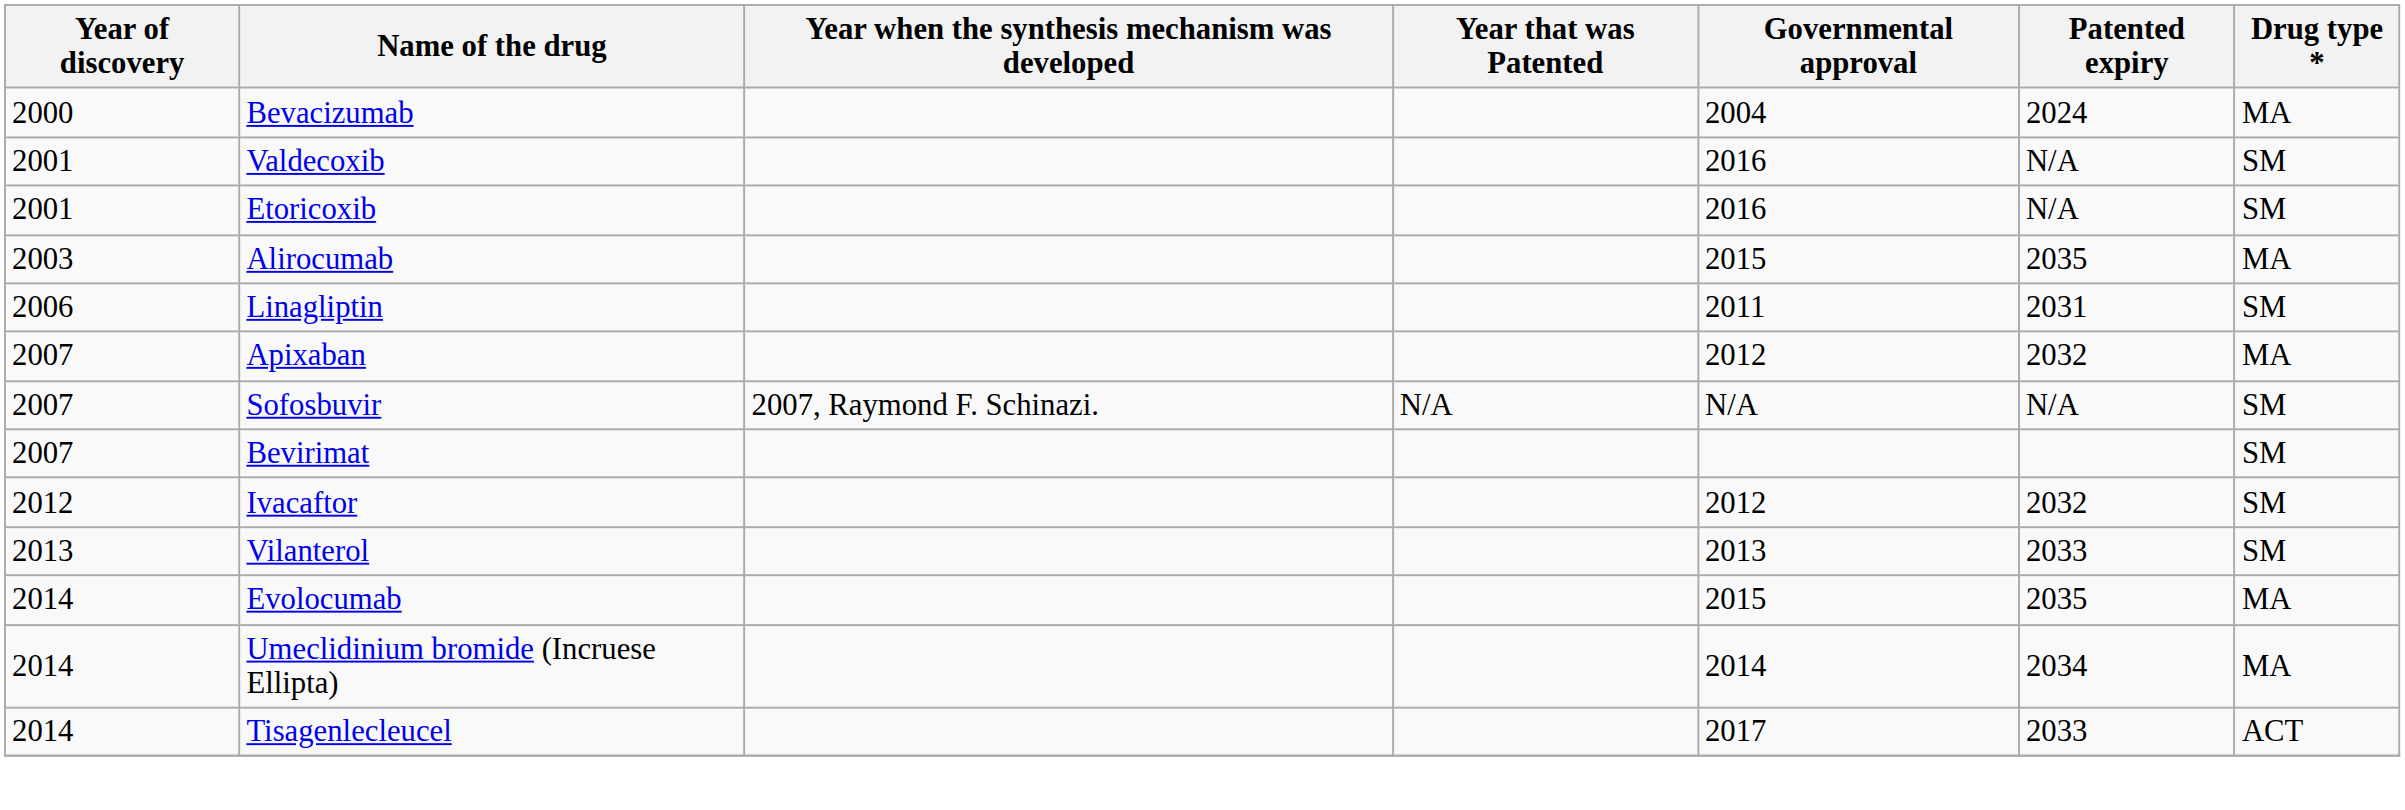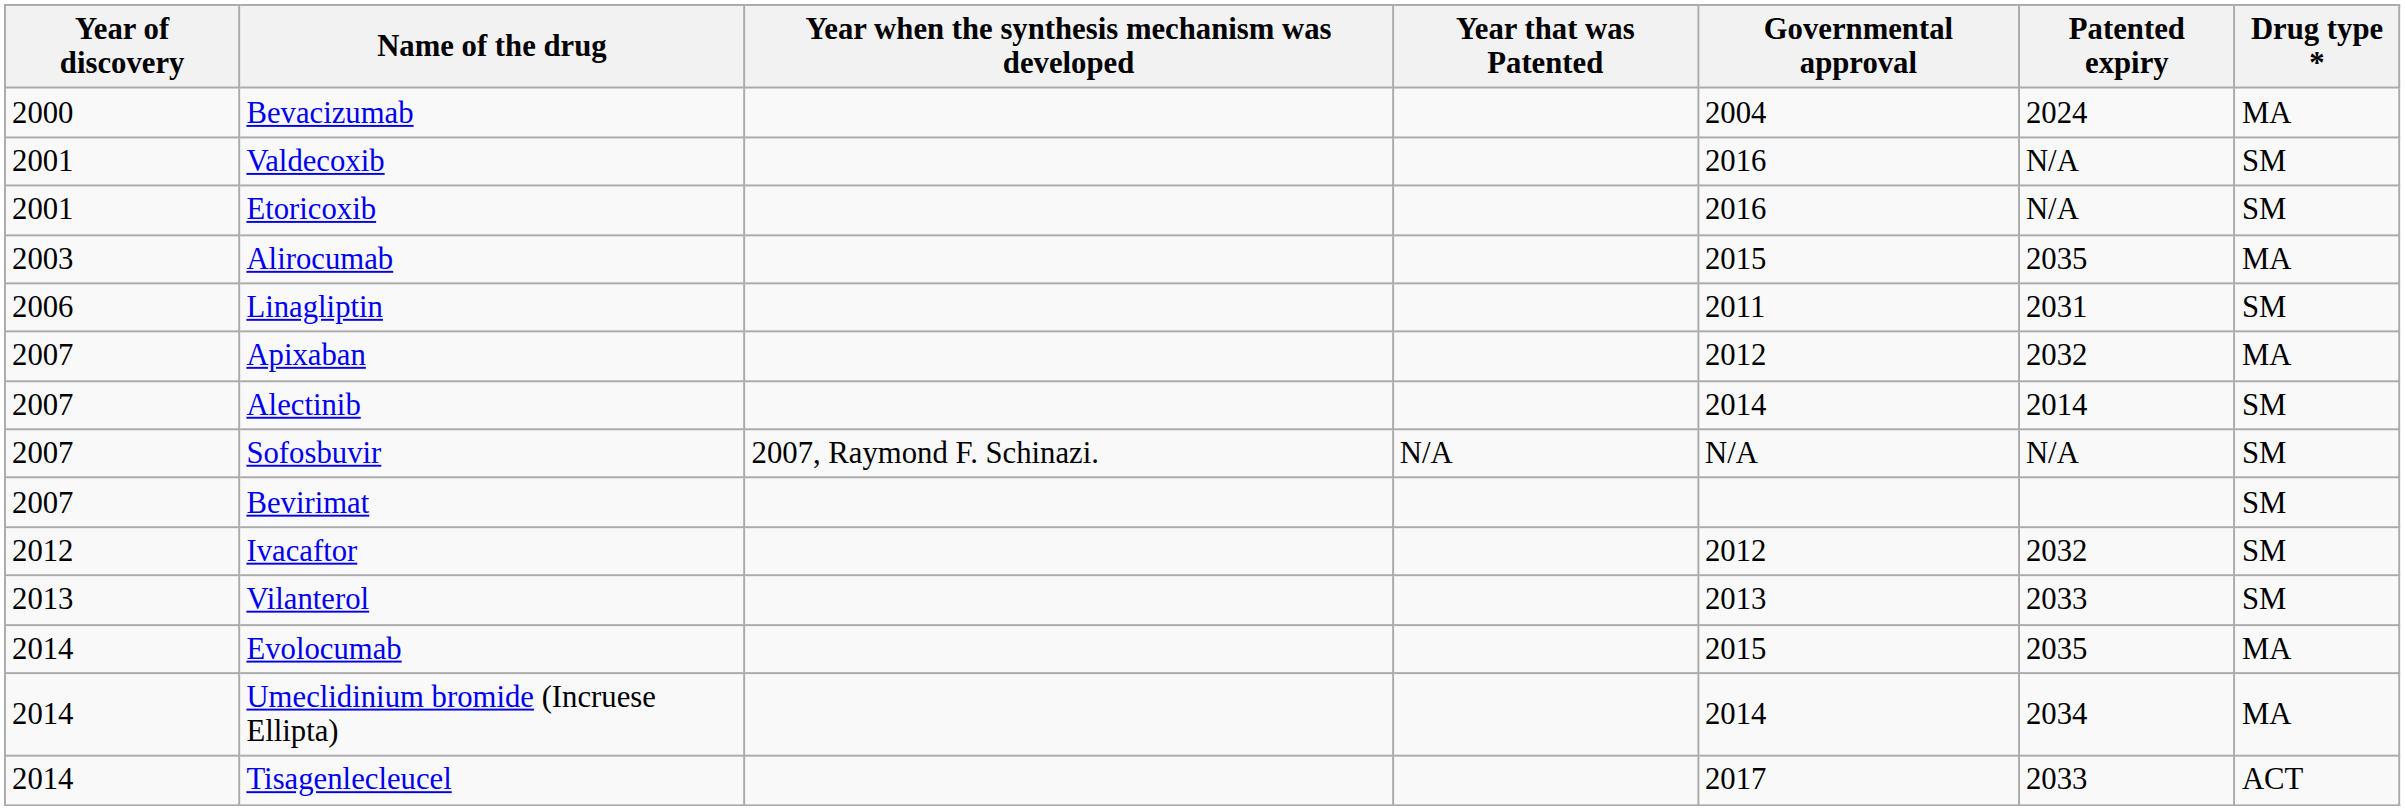+ row: (304, 404)
